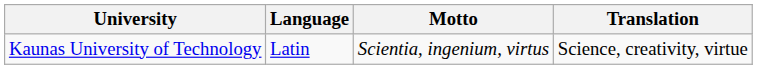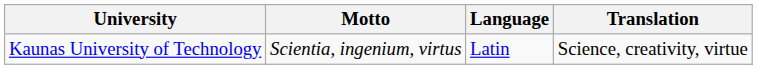columns swapped: (453, 19) <-> (310, 19)
